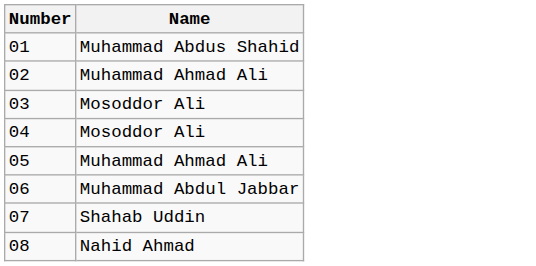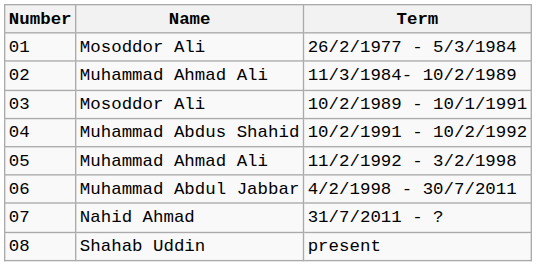+ column: (417, 19)
(190, 47) Muhammad Abdus Shahid -> (143, 47) Mosoddor Ali
(143, 132) Mosoddor Ali -> (190, 132) Muhammad Abdus Shahid
(143, 218) Shahab Uddin -> (137, 218) Nahid Ahmad
(137, 246) Nahid Ahmad -> (143, 246) Shahab Uddin
